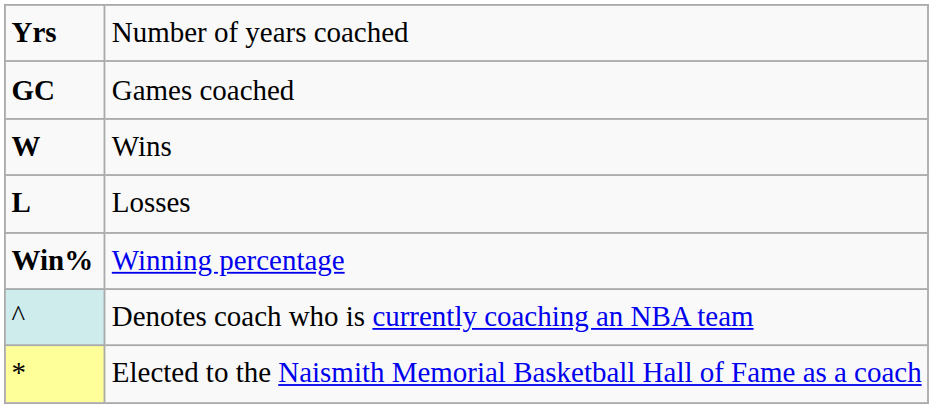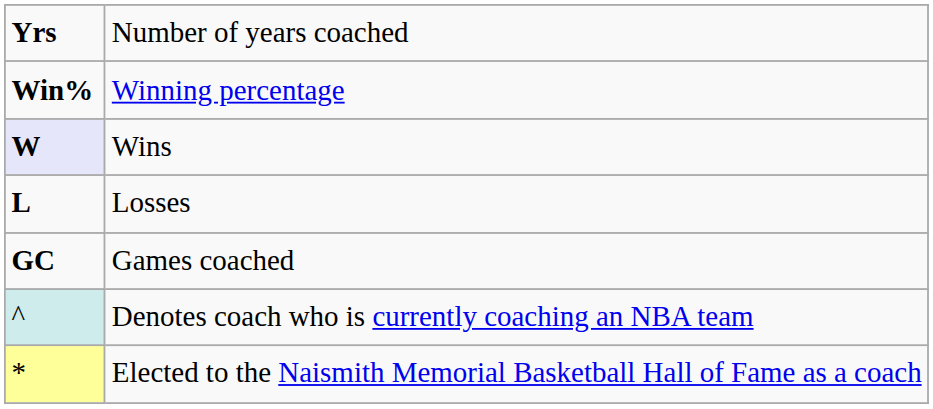rows swapped: (203, 89) <-> (228, 260)
(26, 146) no background -> (26, 146) lavender background
